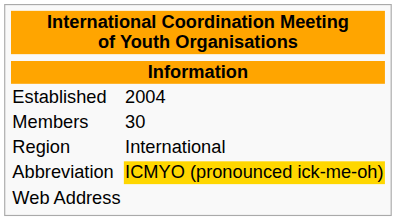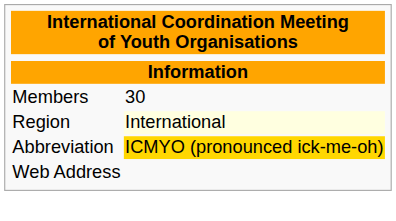- row: (60, 97)
(175, 147) no background -> (175, 122) lightyellow background
